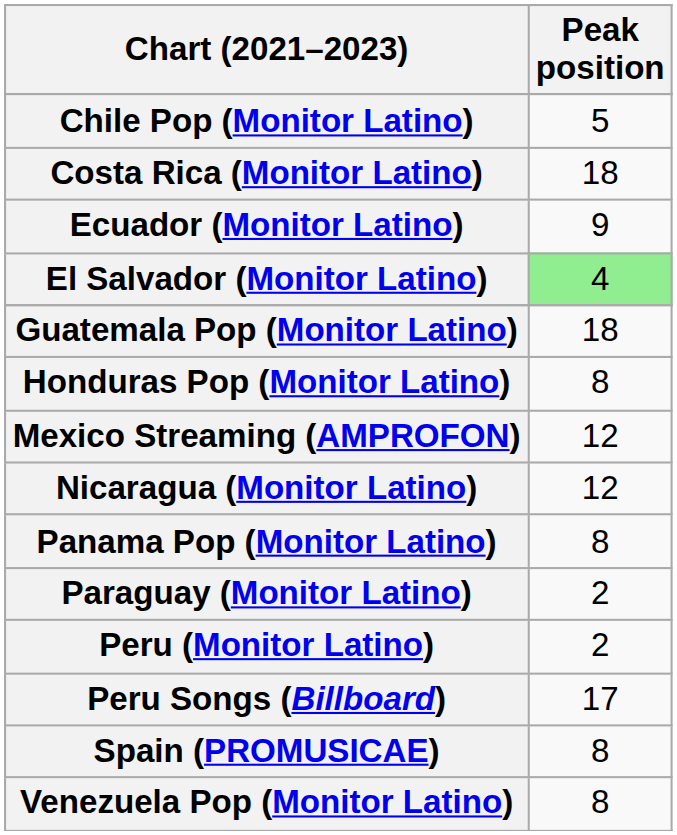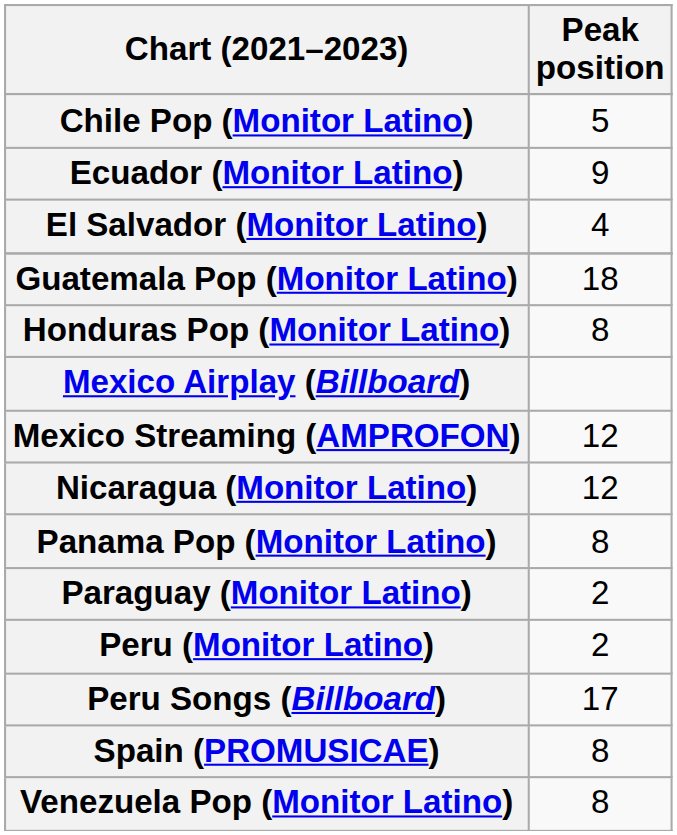- row: (267, 173)
(600, 278) lightgreen background -> (600, 225) no background
+ row: (267, 383)
